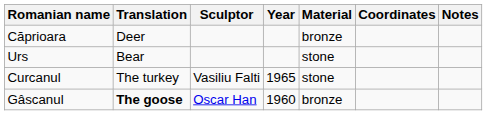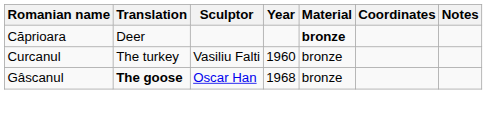(322, 36) normal -> (324, 36) bold
- row: (18, 57)
(281, 78) 1965 -> (281, 57) 1960
(318, 78) stone -> (322, 57) bronze
(281, 99) 1960 -> (281, 78) 1968
